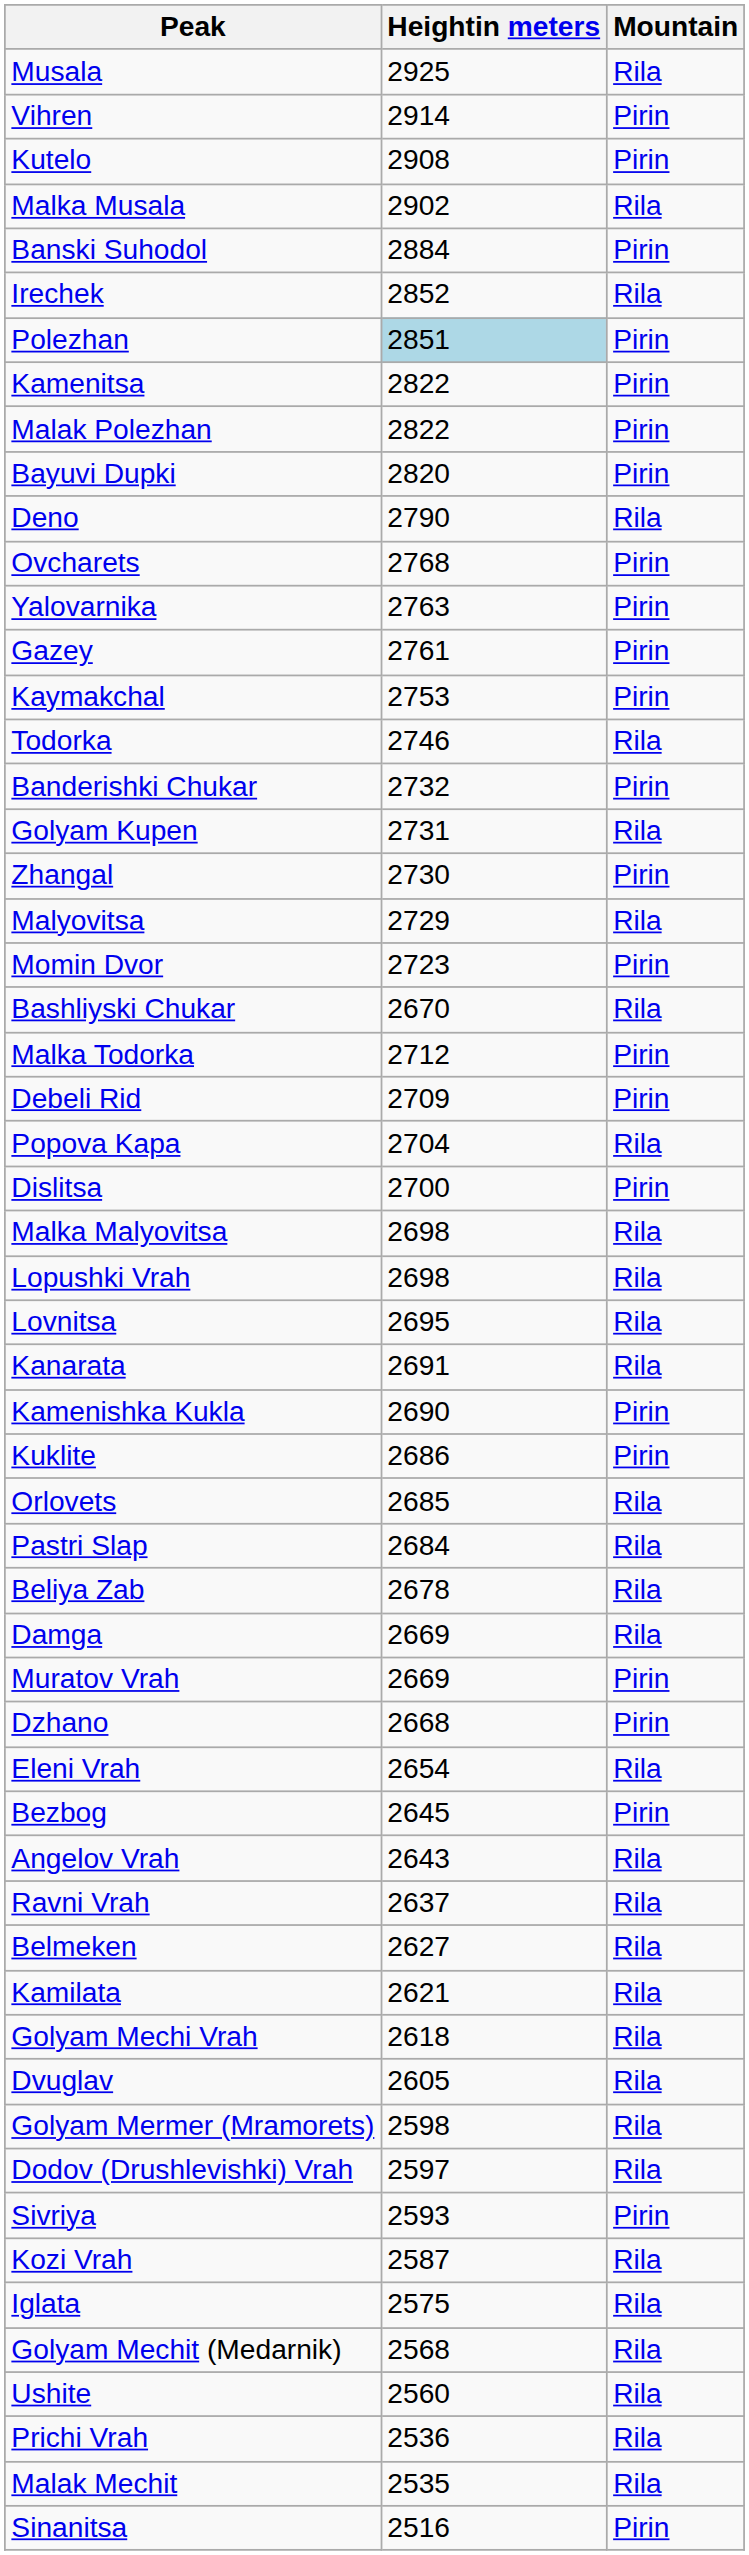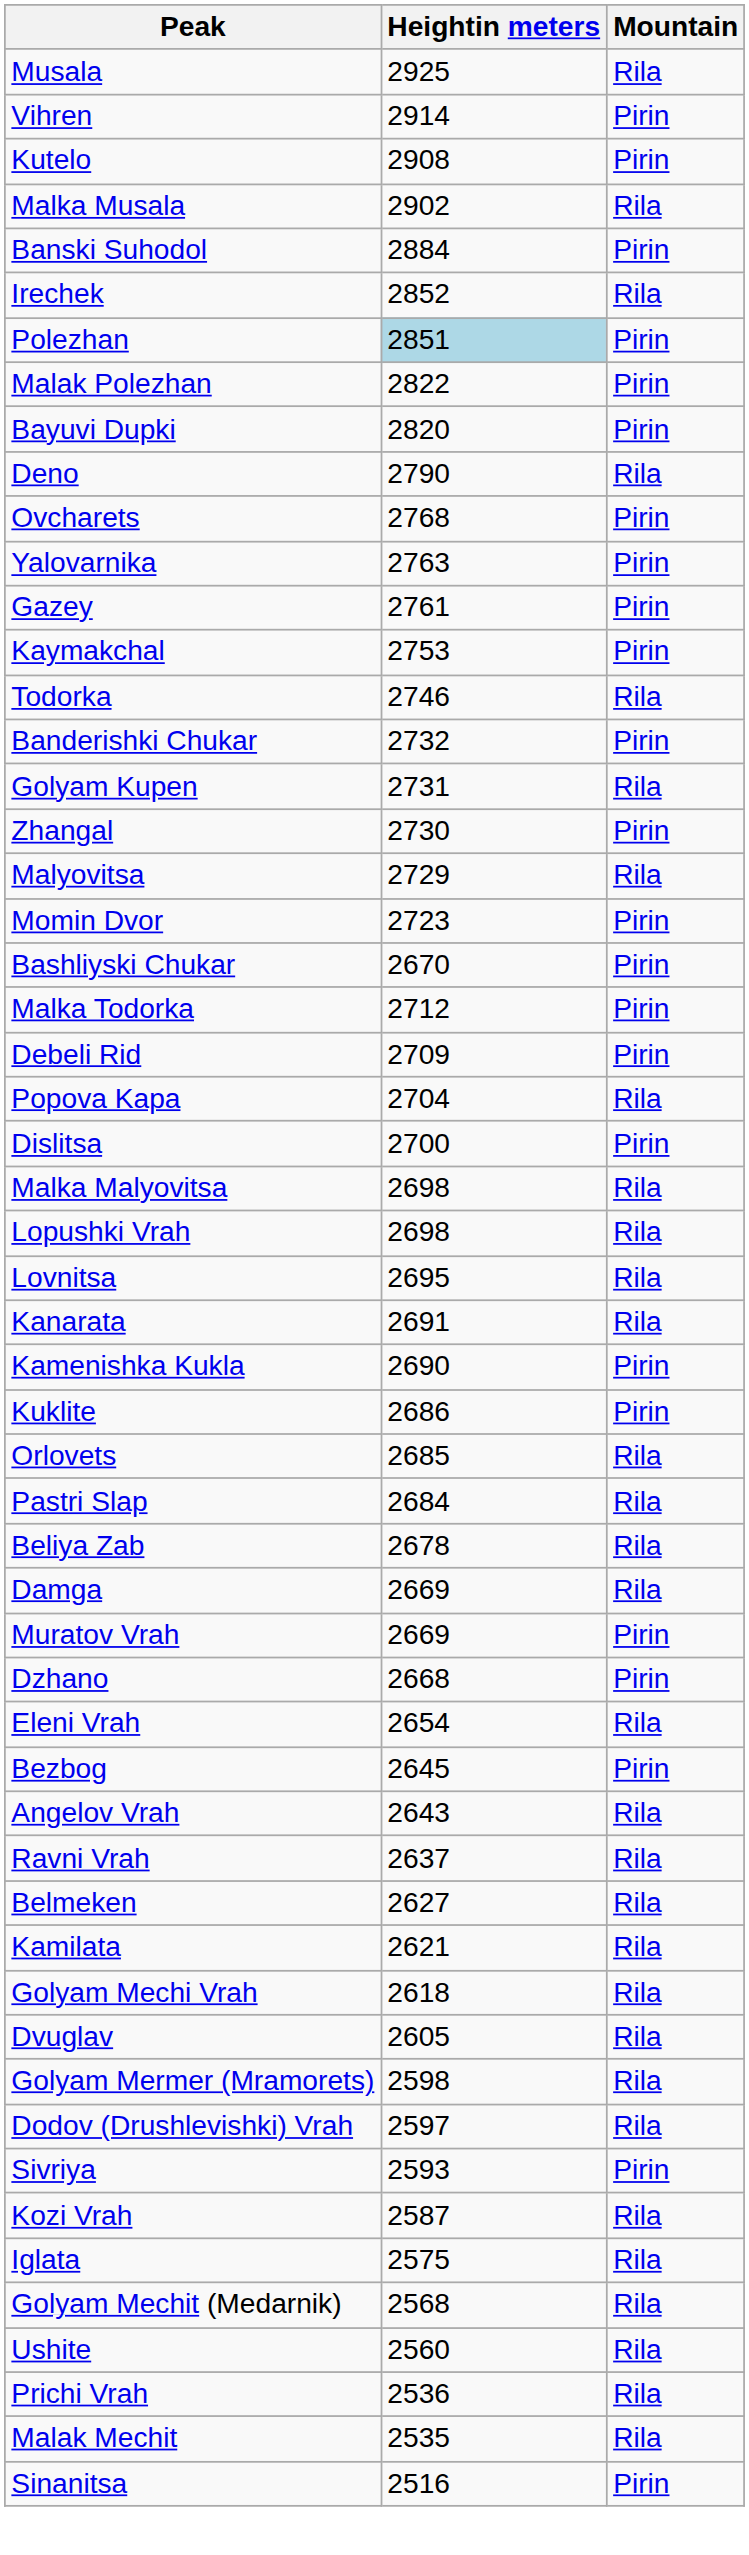- row: (78, 384)
(637, 1009) Rila -> (641, 964) Pirin
